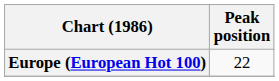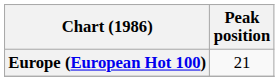(242, 62) 22 -> (242, 62) 21
